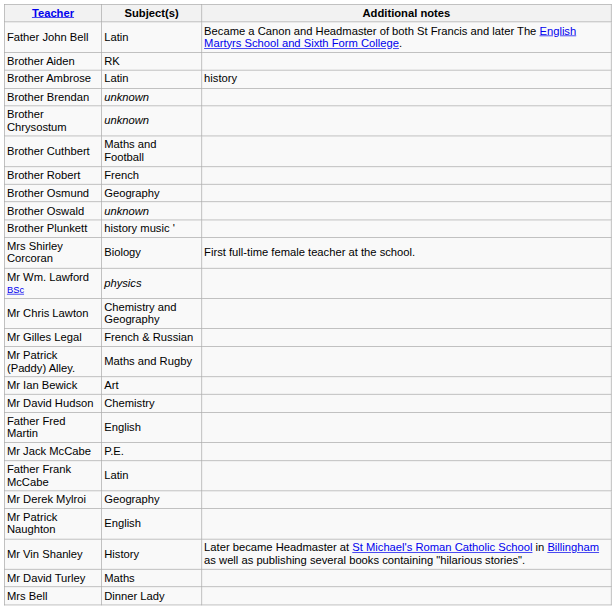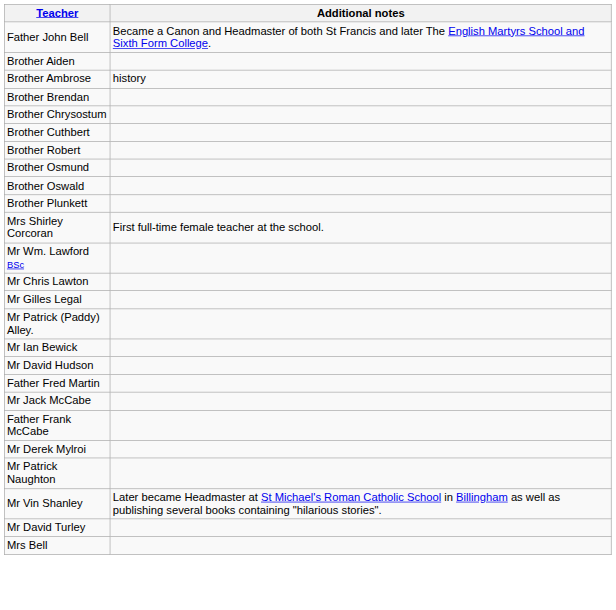- column: (152, 13)
